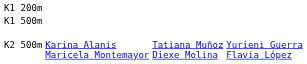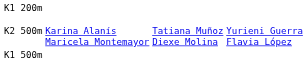rows swapped: (23, 21) <-> (23, 44)
